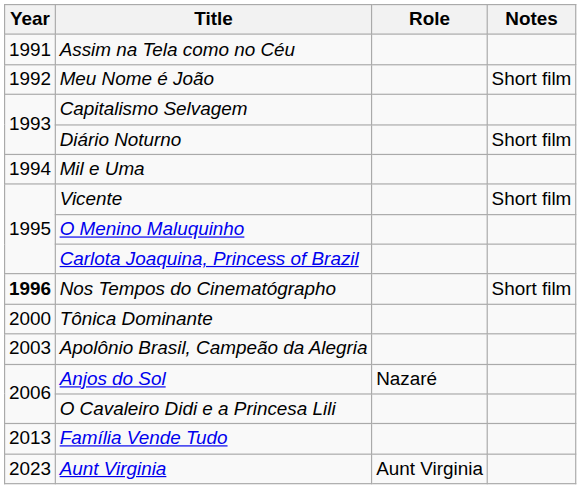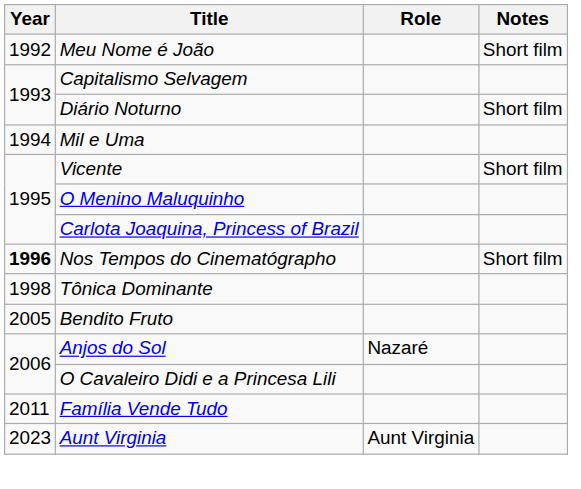- row: (177, 49)
(30, 318) 2000 -> (30, 288) 1998
- row: (214, 348)
+ row: (116, 318)
(30, 438) 2013 -> (29, 408) 2011
